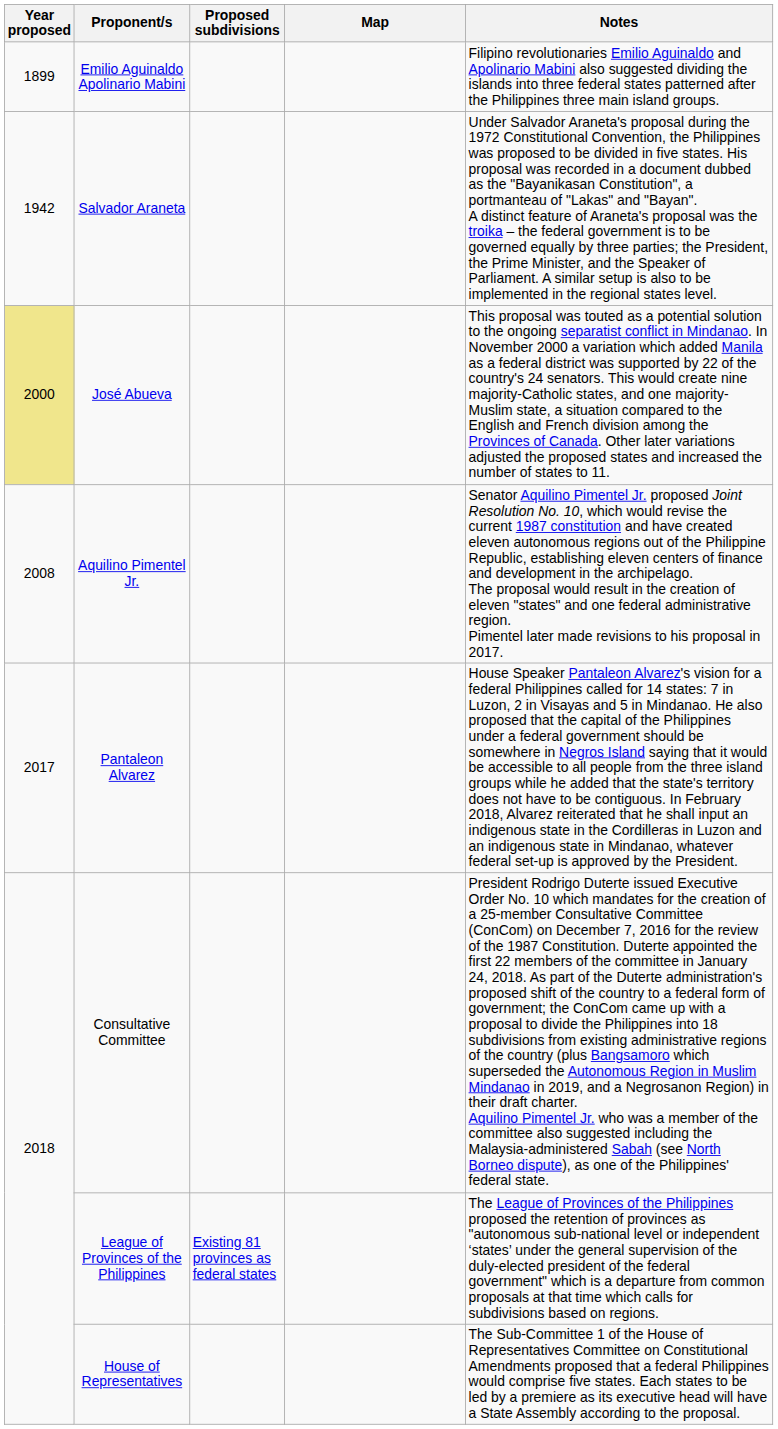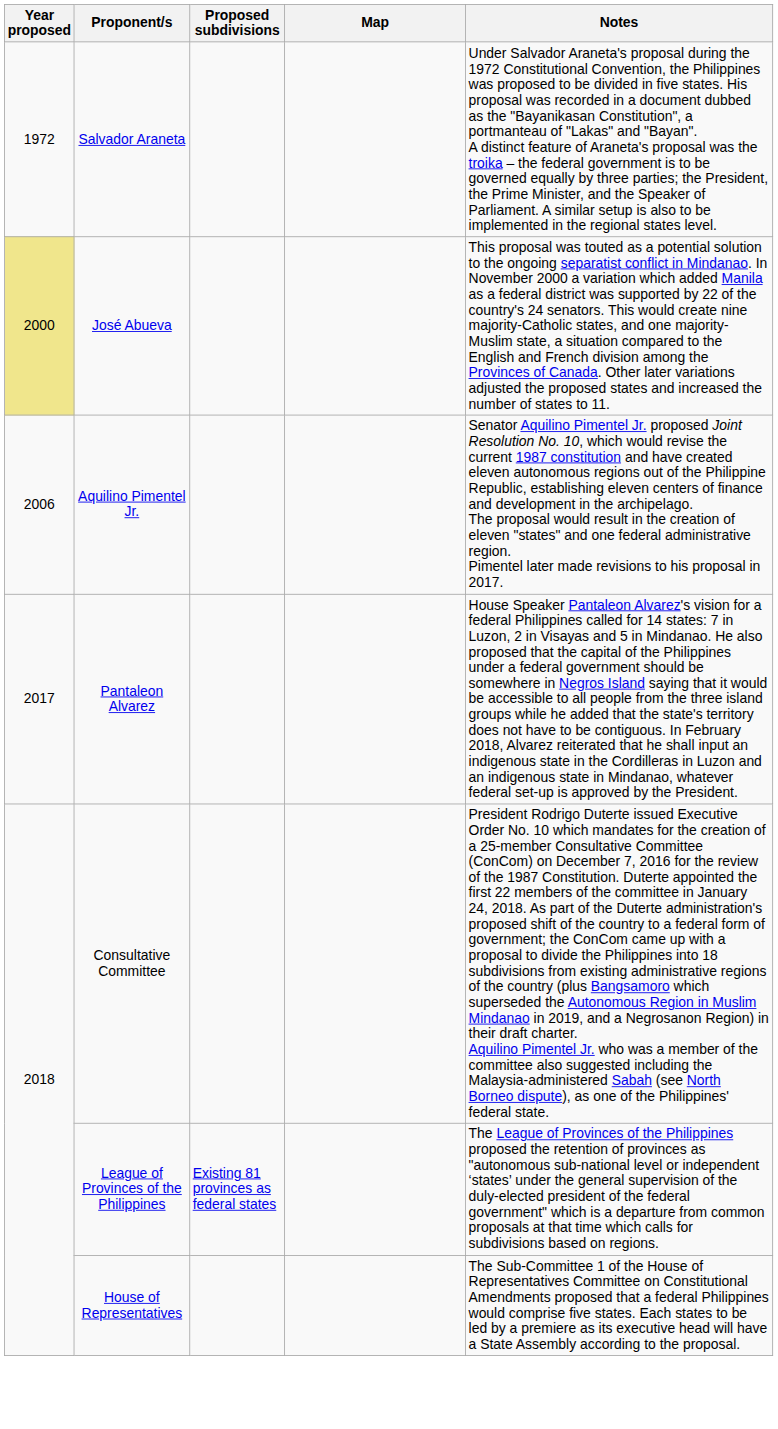- row: (132, 76)
(39, 208) 1942 -> (39, 139) 1972
(39, 573) 2008 -> (39, 504) 2006
